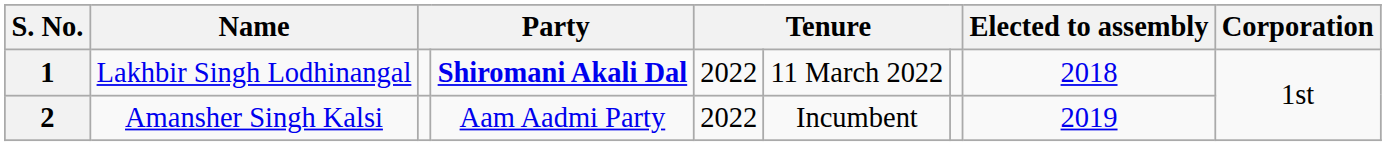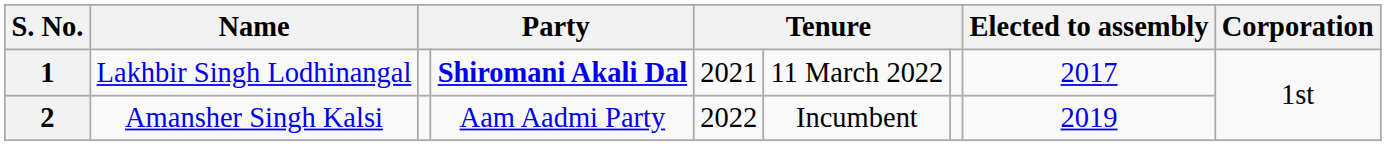(729, 72) 2022 -> (729, 72) 2021
(1089, 72) 2018 -> (1089, 72) 2017
